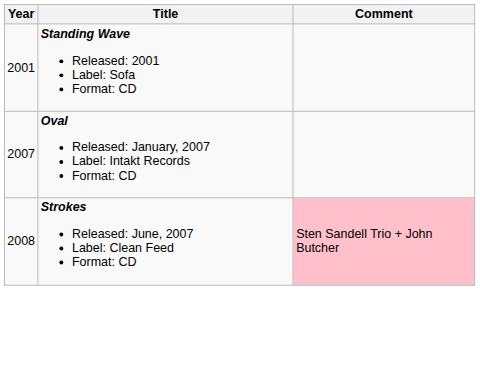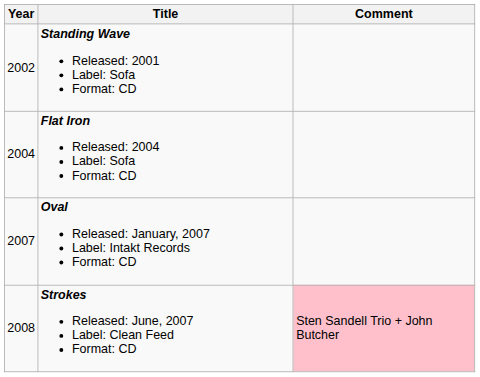(21, 67) 2001 -> (21, 67) 2002
+ row: (166, 148)
